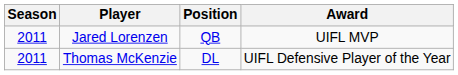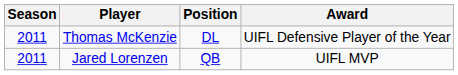rows swapped: (120, 59) <-> (120, 37)
